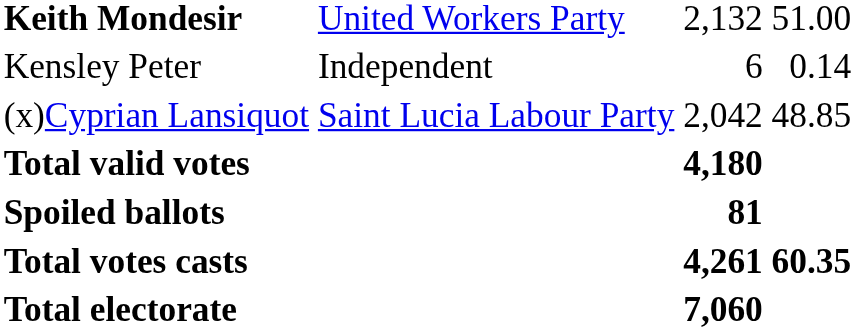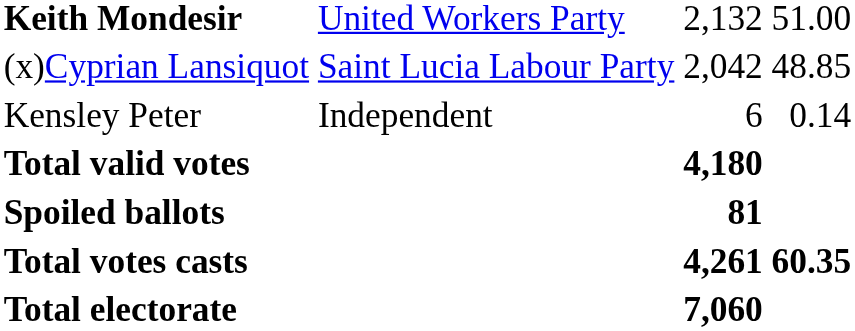rows swapped: (156, 115) <-> (102, 66)
